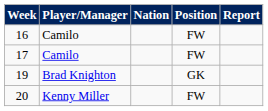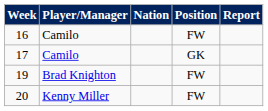(196, 55) FW -> (196, 55) GK
(196, 75) GK -> (196, 75) FW
